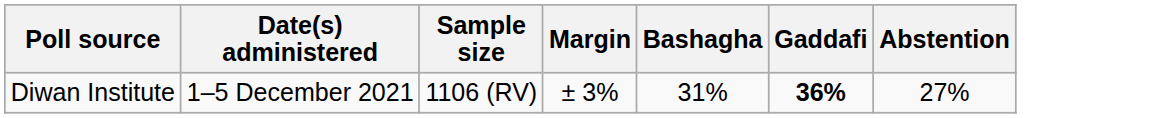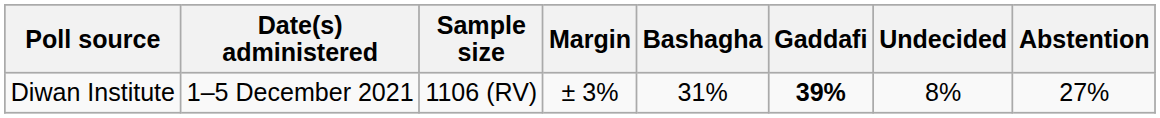+ column: (943, 39)
(821, 92) 36% -> (821, 92) 39%
